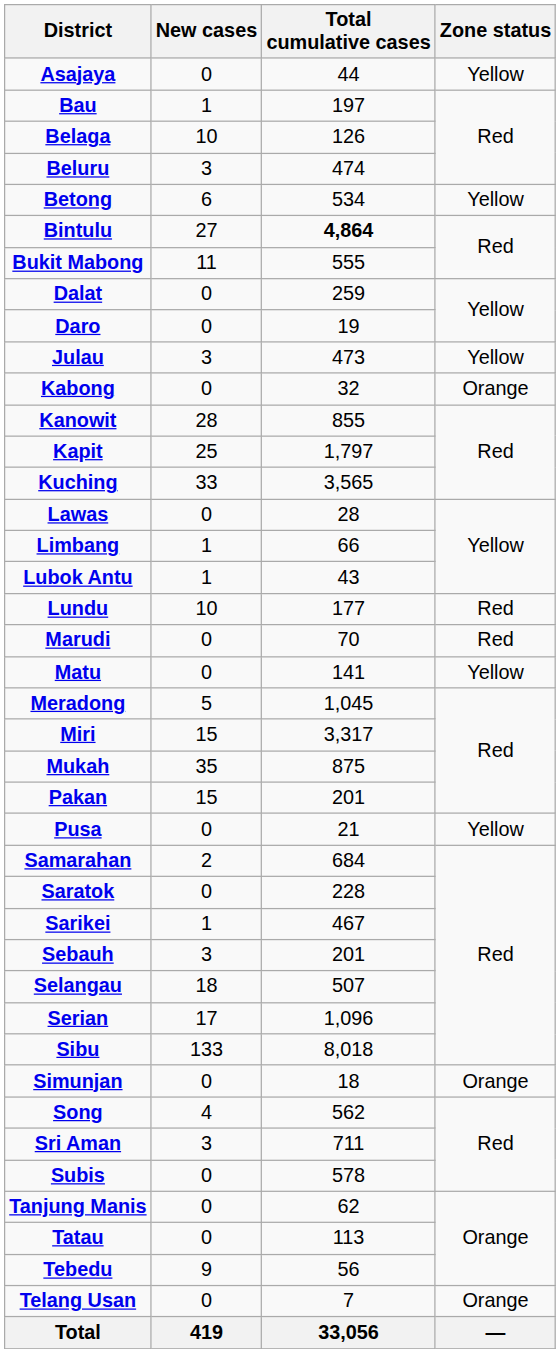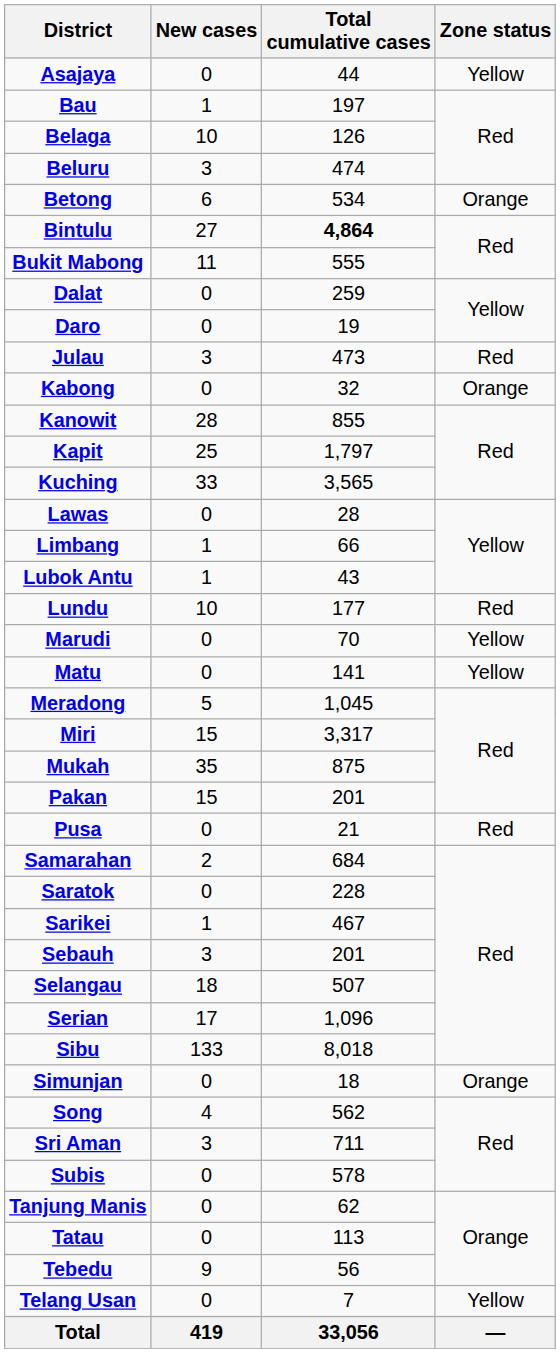(496, 199) Yellow -> (496, 199) Orange
(496, 357) Yellow -> (496, 357) Red
(496, 640) Red -> (496, 640) Yellow
(496, 829) Yellow -> (496, 829) Red
(496, 1301) Orange -> (496, 1301) Yellow
